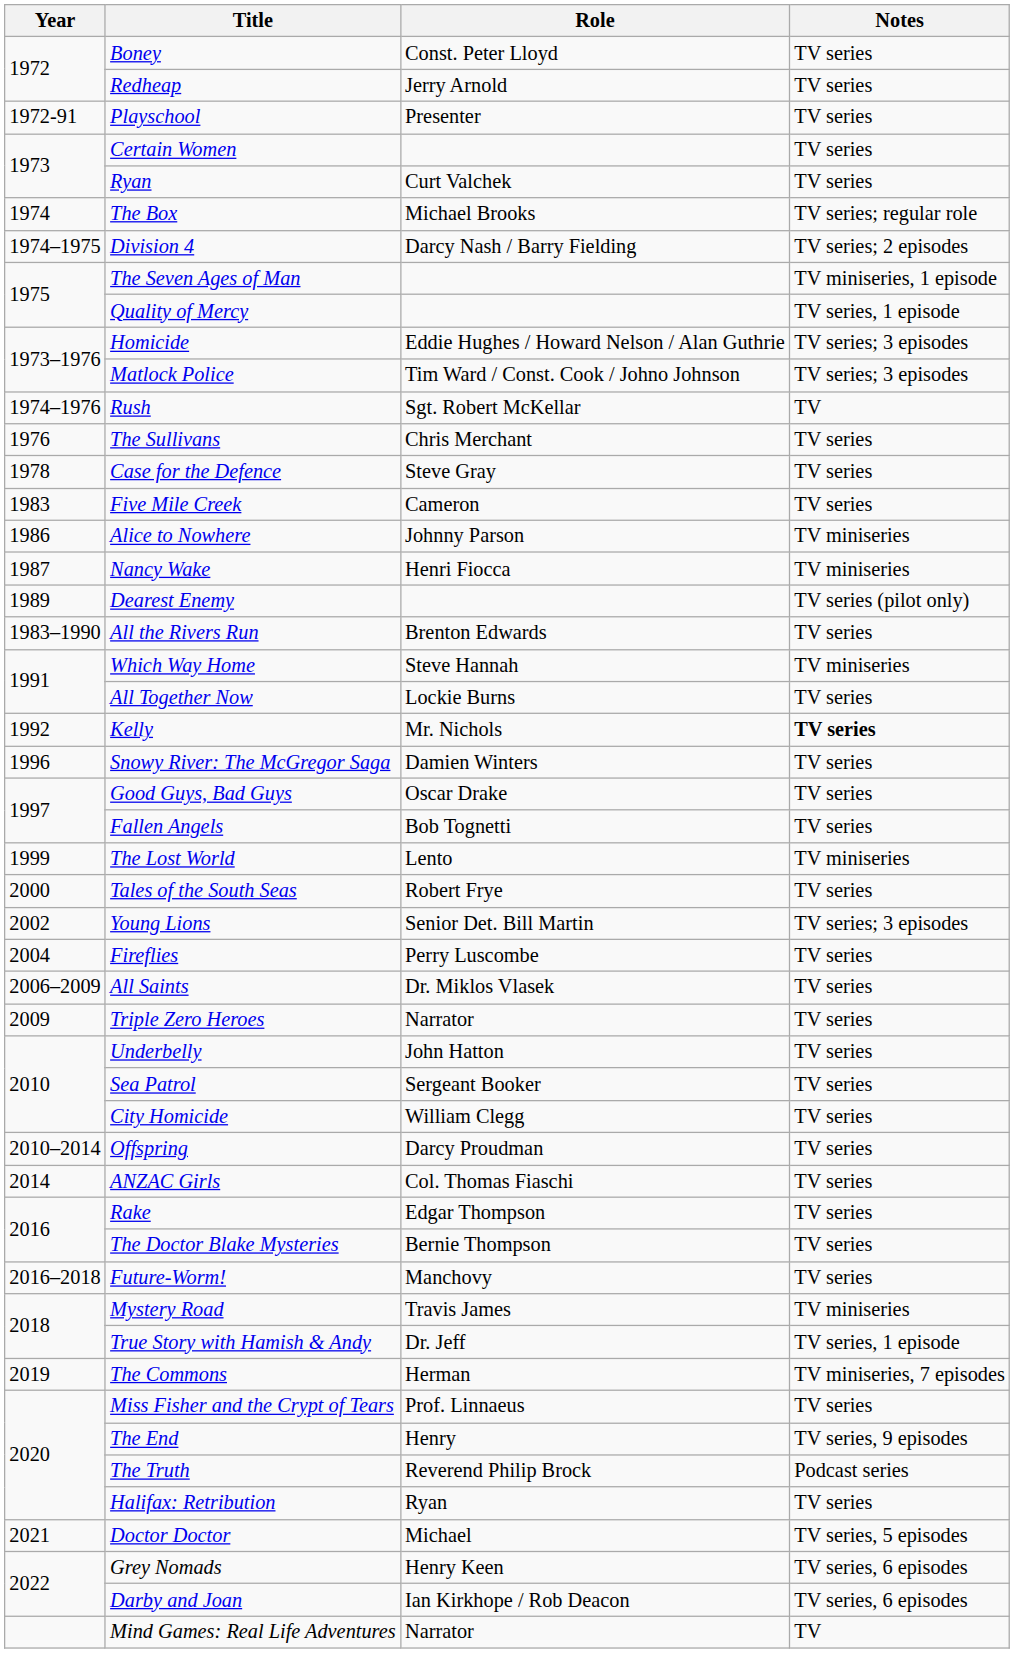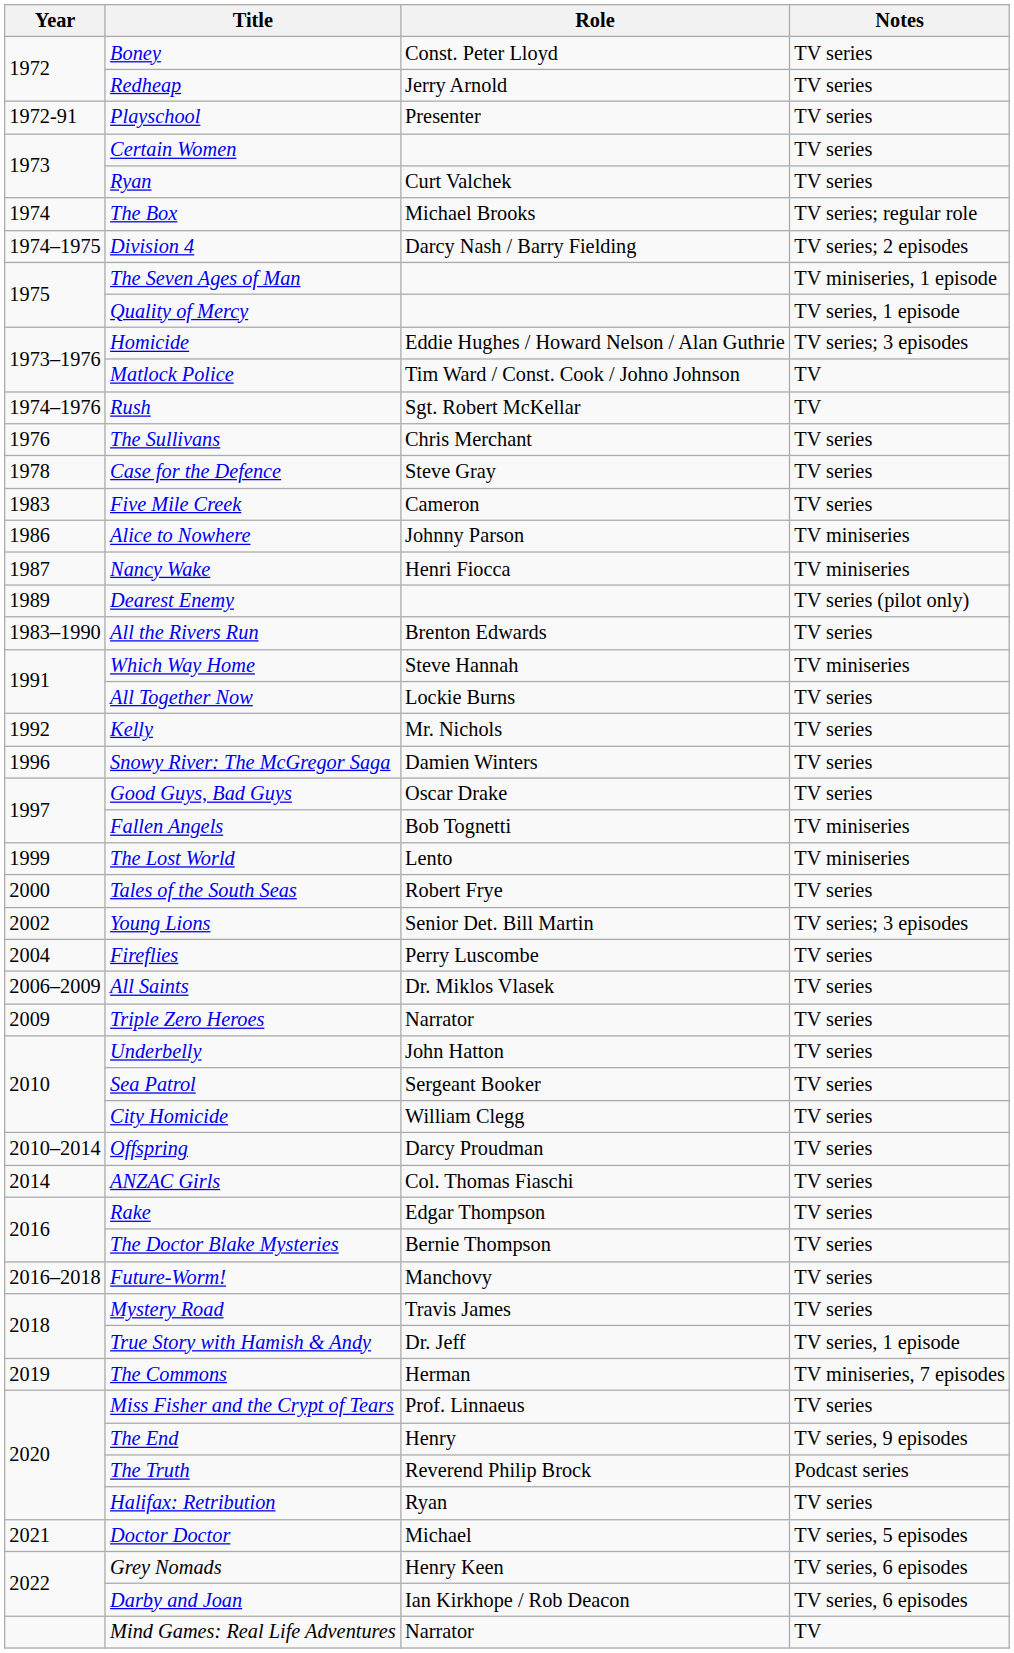(881, 375) TV series; 3 episodes -> (808, 375) TV
(835, 729) bold -> (833, 729) normal
(833, 826) TV series -> (852, 826) TV miniseries
(852, 1309) TV miniseries -> (833, 1309) TV series
